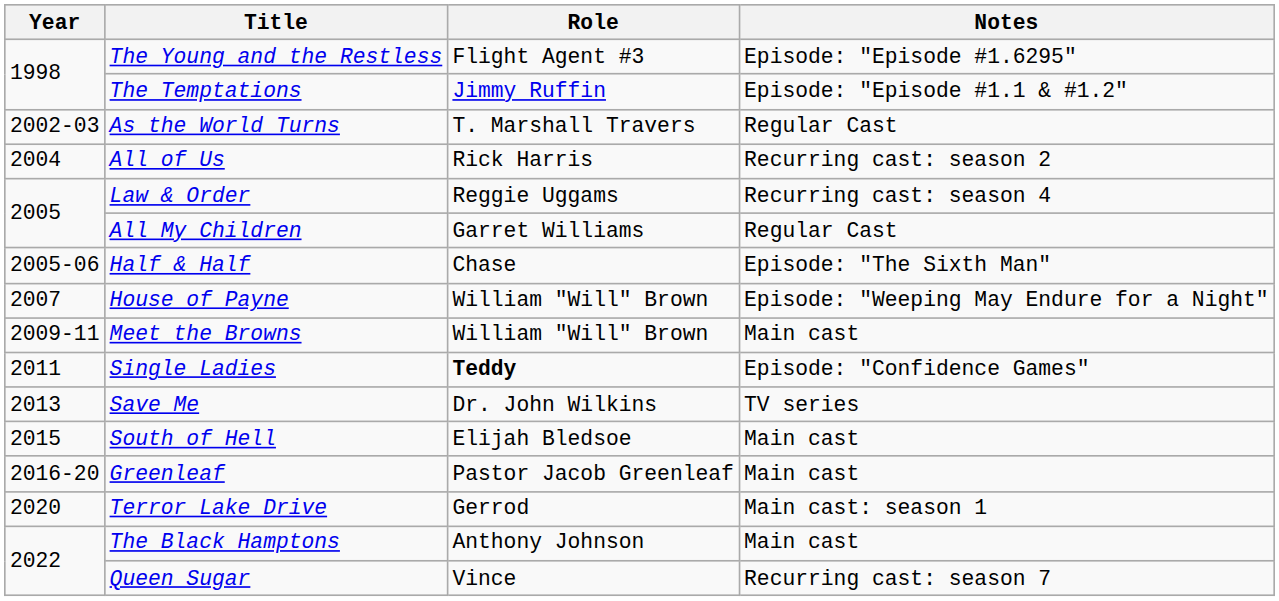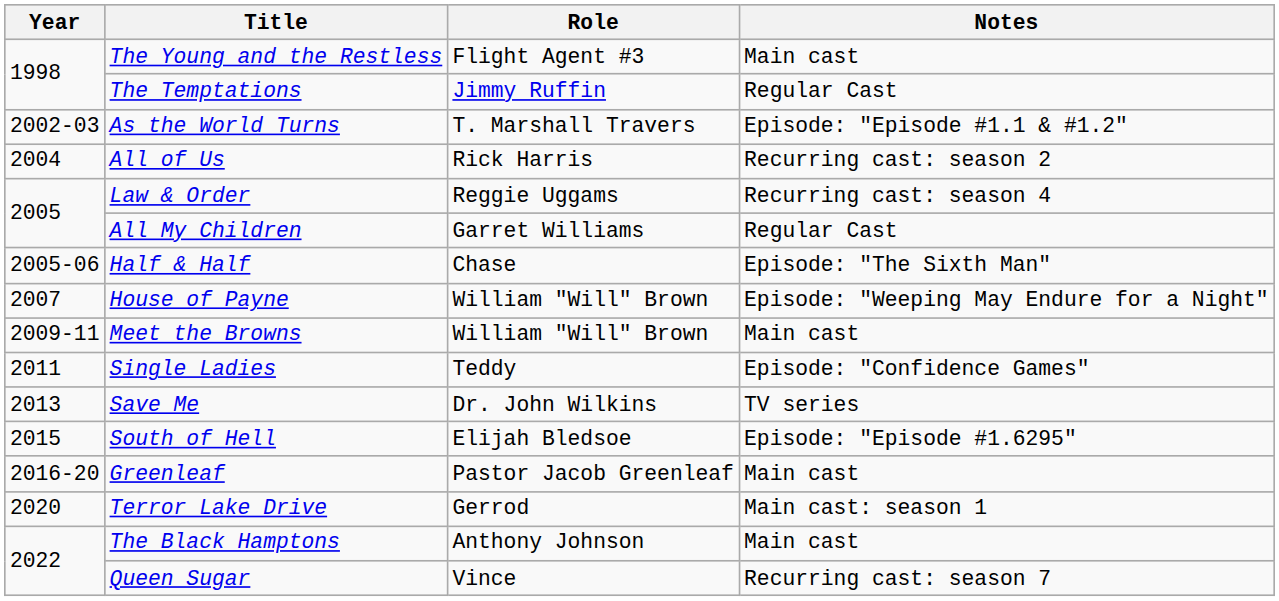(910, 57) Episode: "Episode #1.6295" -> (802, 57) Main cast
(936, 92) Episode: "Episode #1.1 & #1.2" -> (821, 92) Regular Cast
(821, 126) Regular Cast -> (936, 126) Episode: "Episode #1.1 & #1.2"
(484, 370) bold -> (484, 370) normal
(802, 439) Main cast -> (910, 439) Episode: "Episode #1.6295"
